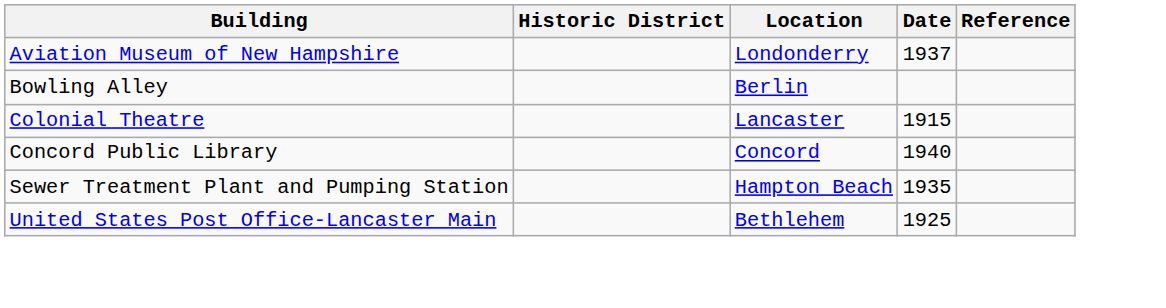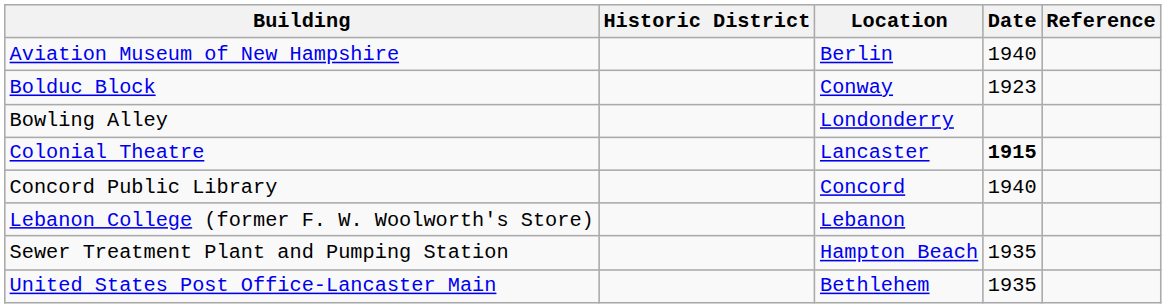(802, 54) Londonderry -> (857, 54) Berlin
(927, 54) 1937 -> (1012, 54) 1940
+ row: (83, 87)
(771, 87) Berlin -> (887, 120) Londonderry
(927, 120) normal -> (1012, 154) bold
+ row: (302, 220)
(927, 220) 1925 -> (1012, 286) 1935
